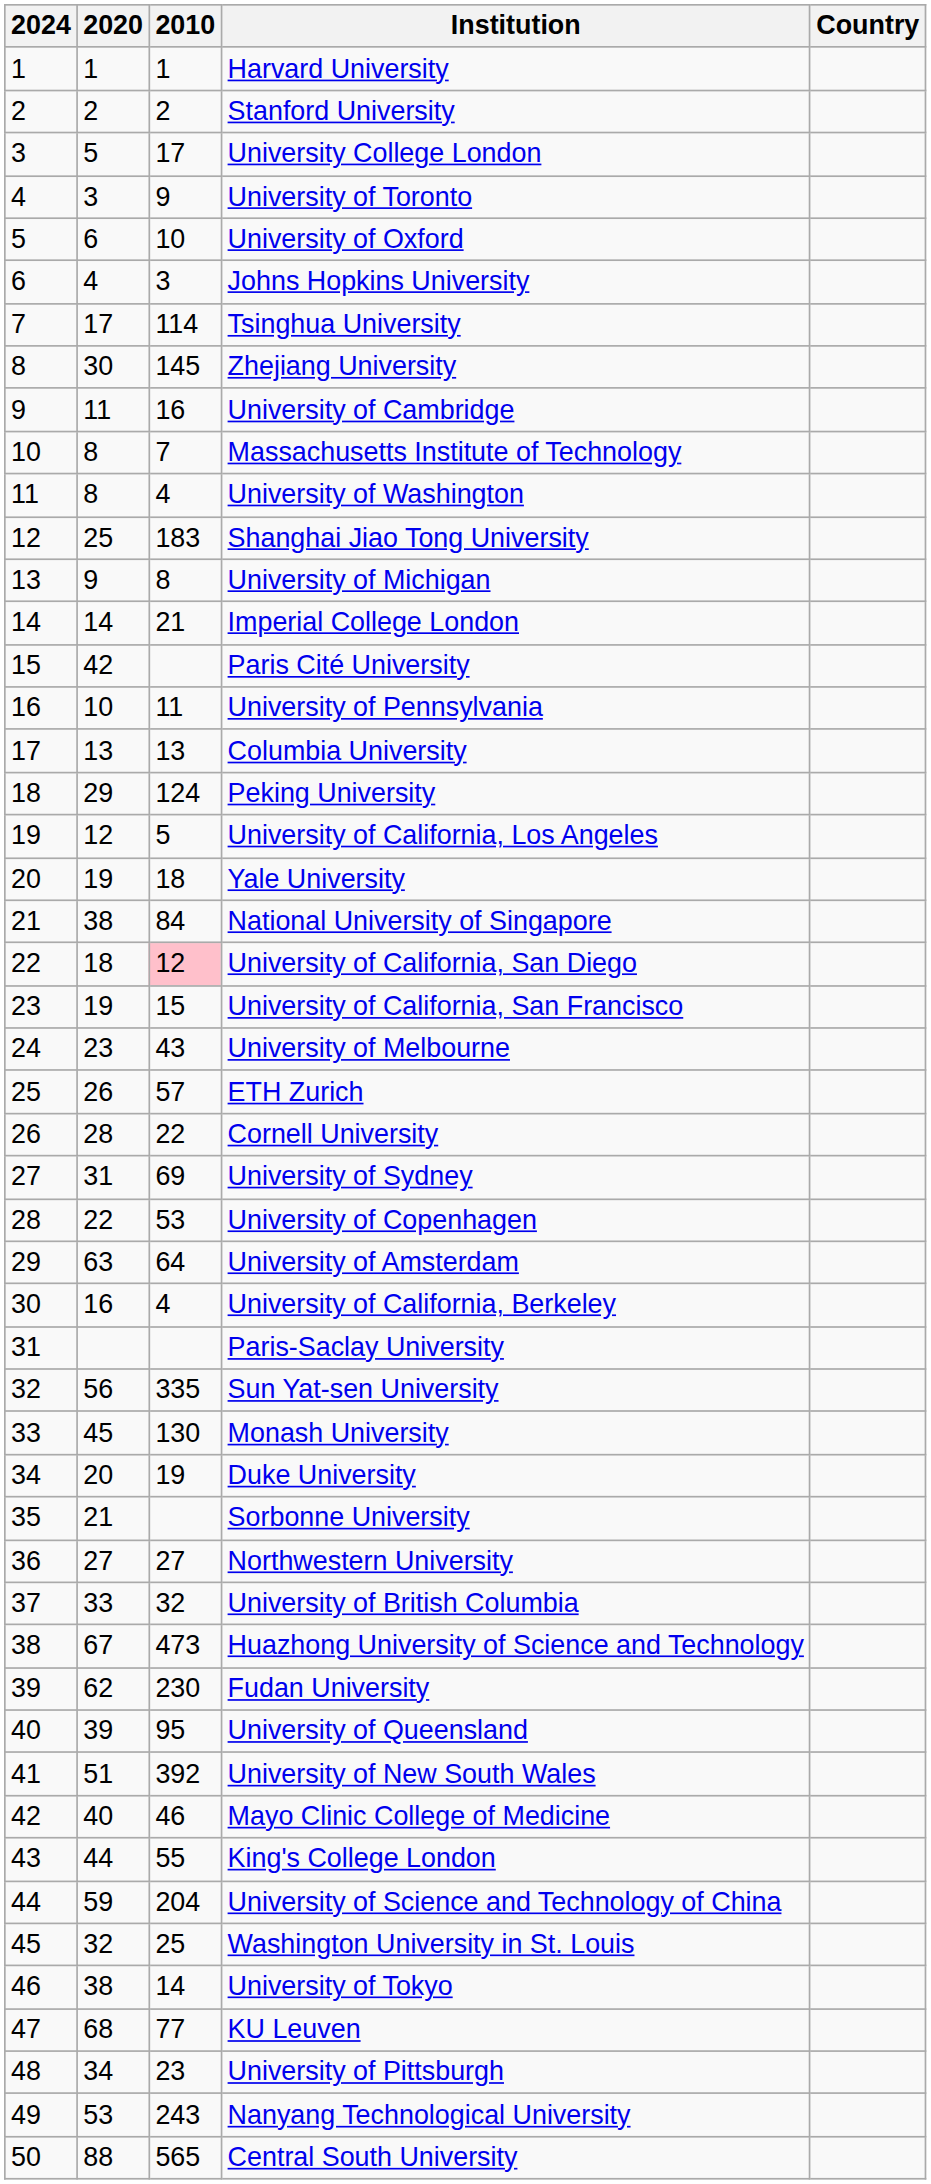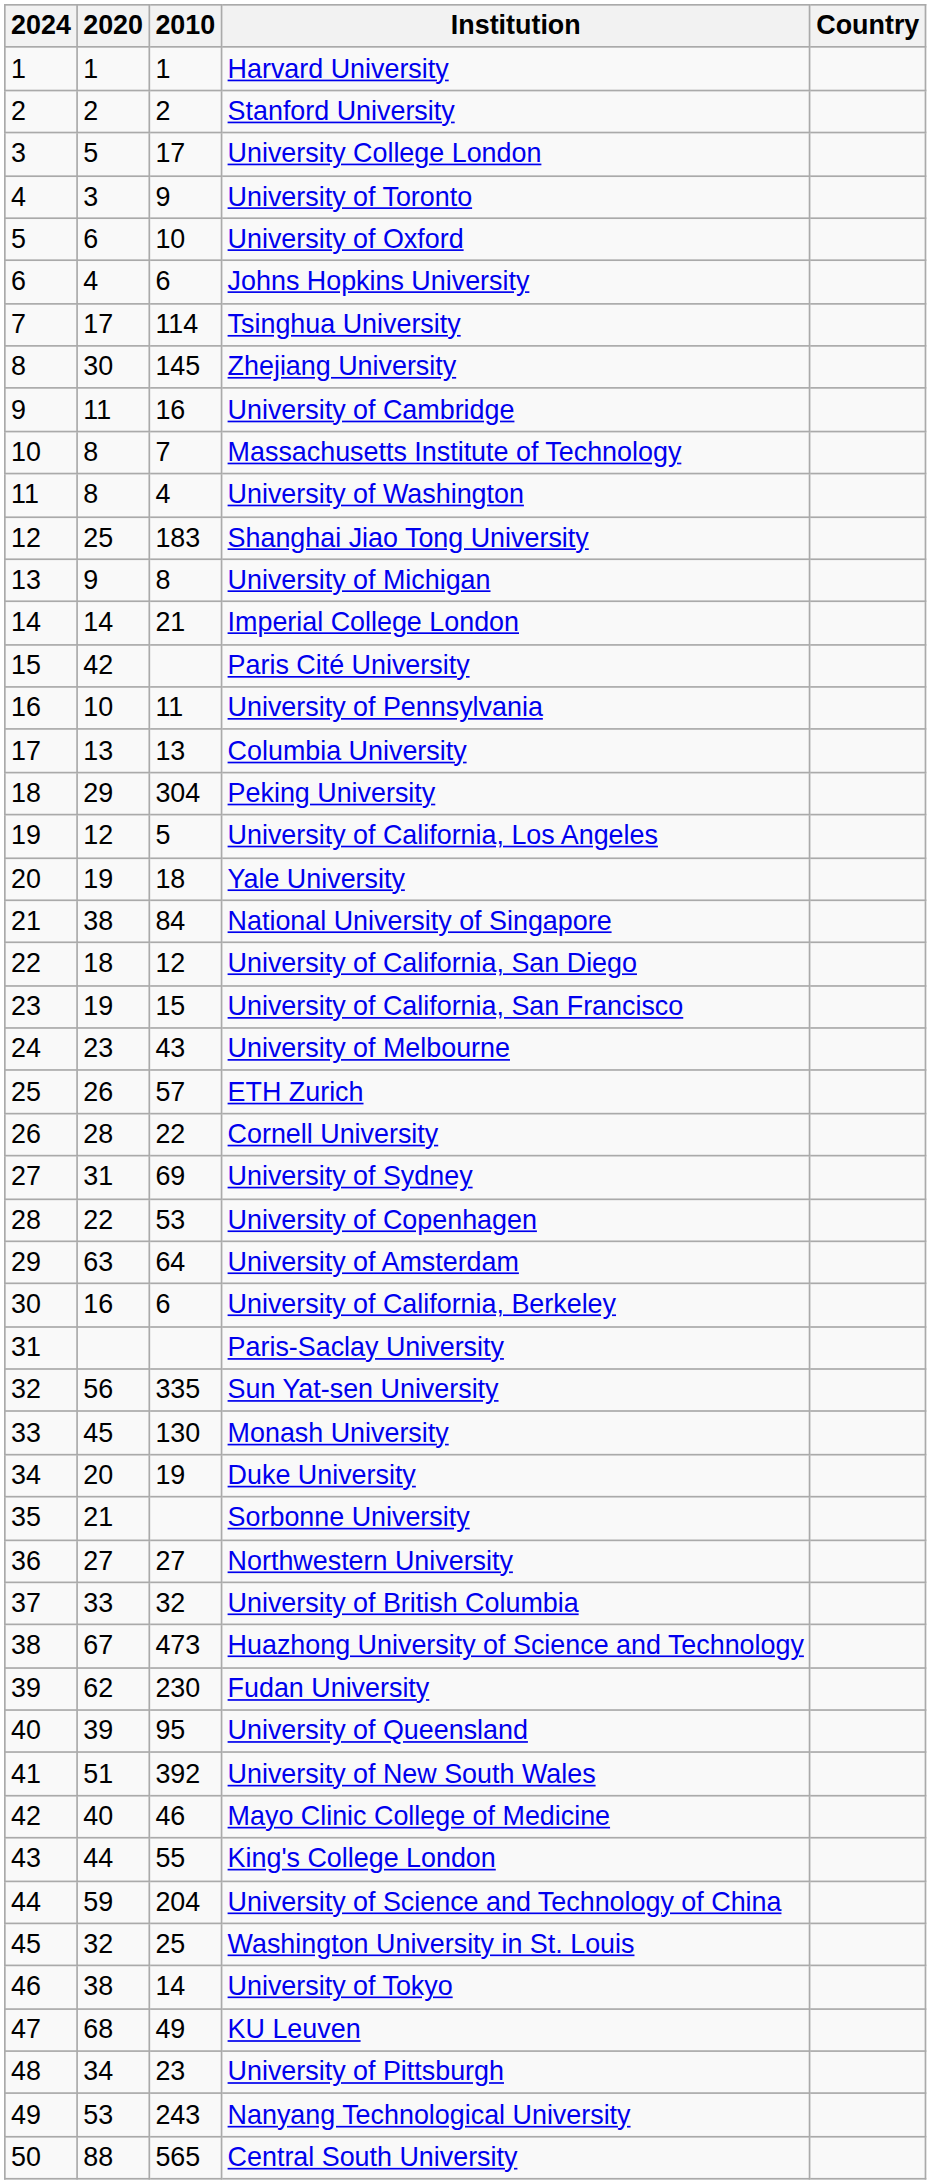(163, 281) 3 -> (163, 281) 6
(178, 793) 124 -> (178, 793) 304
(170, 963) pink background -> (170, 963) no background
(163, 1304) 4 -> (163, 1304) 6
(170, 2029) 77 -> (170, 2029) 49
